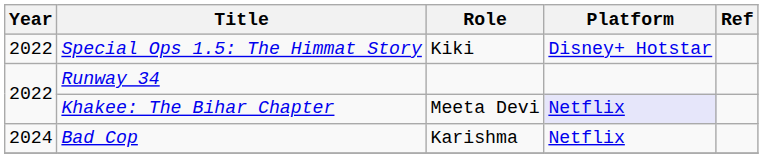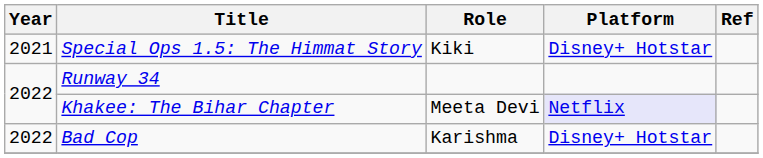(31, 49) 2022 -> (31, 49) 2021
(31, 138) 2024 -> (31, 138) 2022
(587, 138) Netflix -> (630, 138) Disney+ Hotstar
